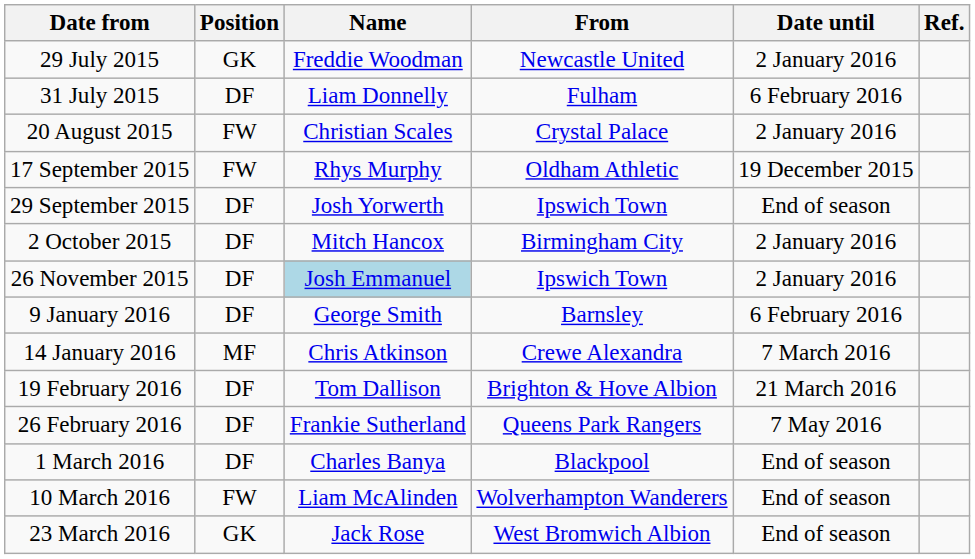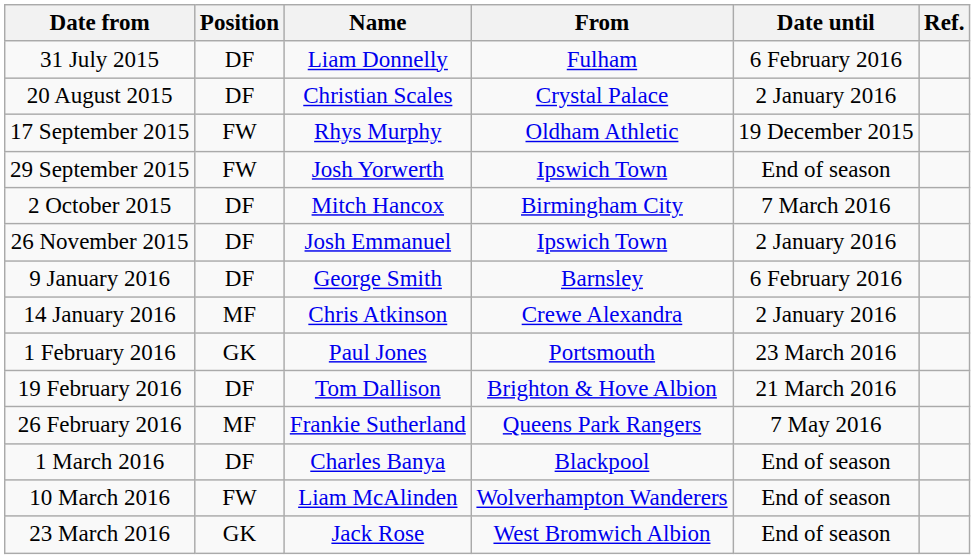- row: (100, 59)
(240, 132) FW -> (239, 95) DF
(239, 205) DF -> (240, 168) FW
(826, 242) 2 January 2016 -> (826, 205) 7 March 2016
(378, 278) lightblue background -> (378, 242) no background
(826, 351) 7 March 2016 -> (826, 315) 2 January 2016
+ row: (100, 351)
(239, 424) DF -> (240, 424) MF
